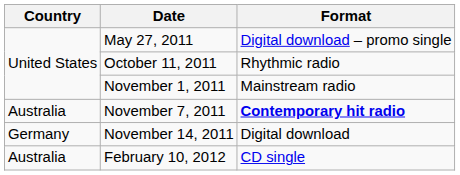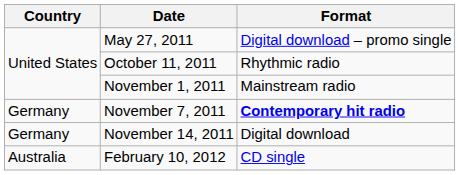(37, 110) Australia -> (38, 110) Germany
